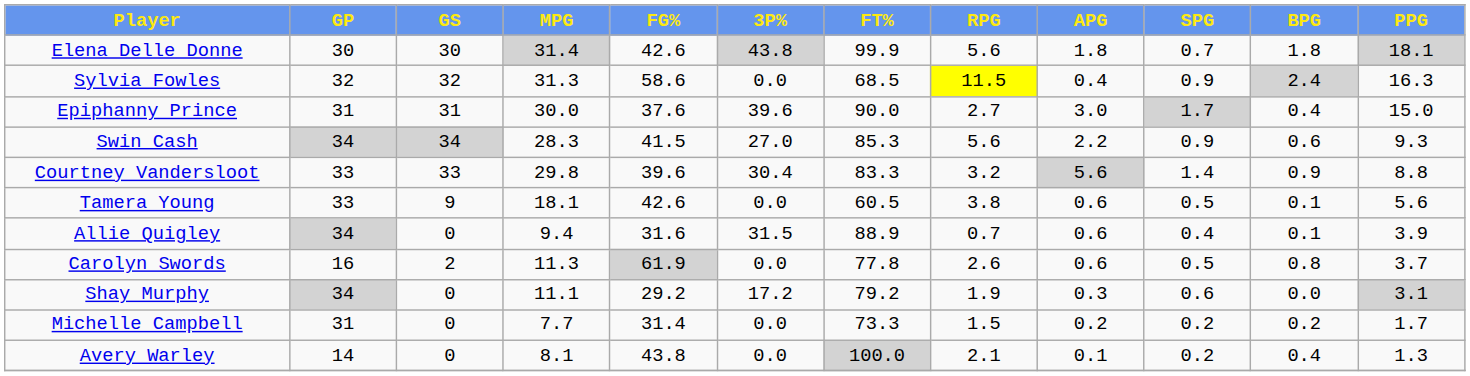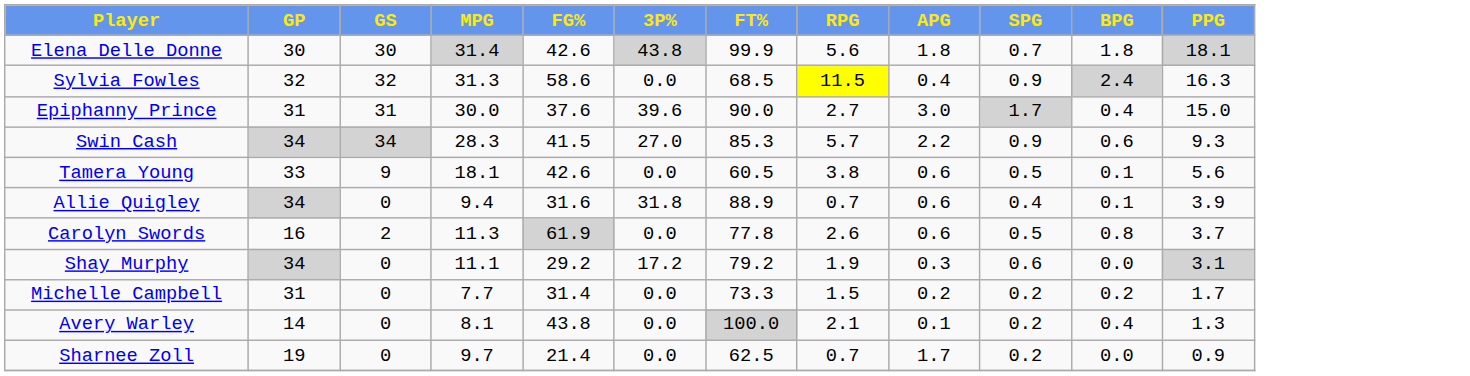(984, 142) 5.6 -> (843, 142) 5.7
- row: (147, 173)
(770, 234) 31.5 -> (660, 203) 31.8
+ row: (127, 356)
